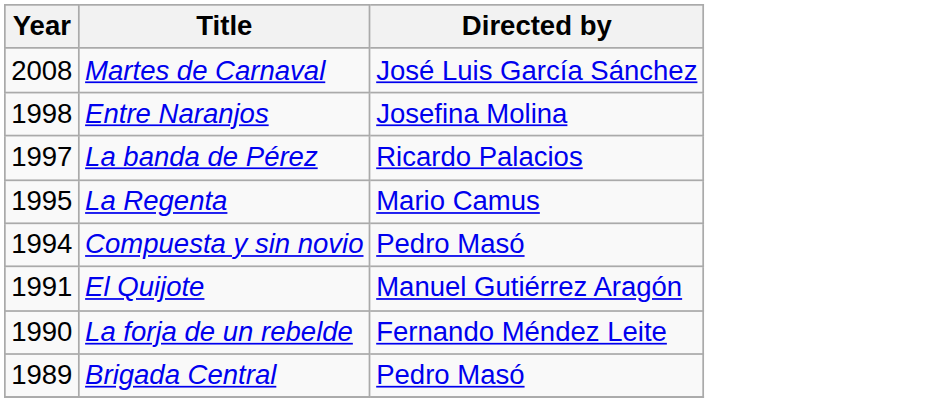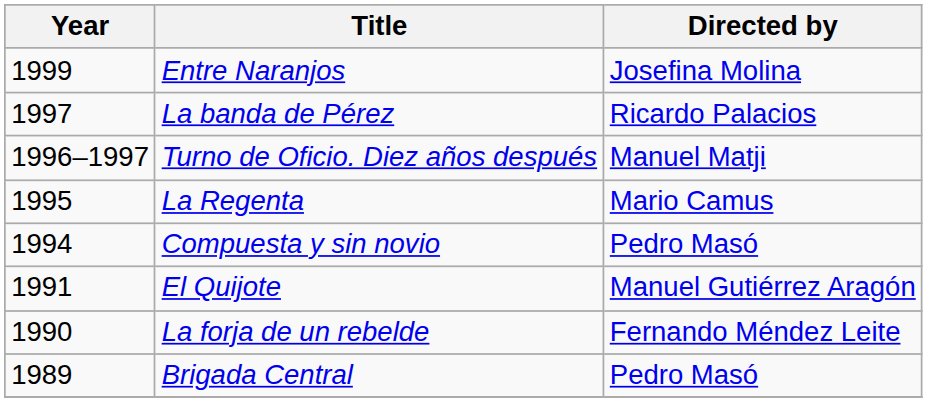- row: (205, 69)
(42, 113) 1998 -> (42, 69) 1999
+ row: (379, 157)
